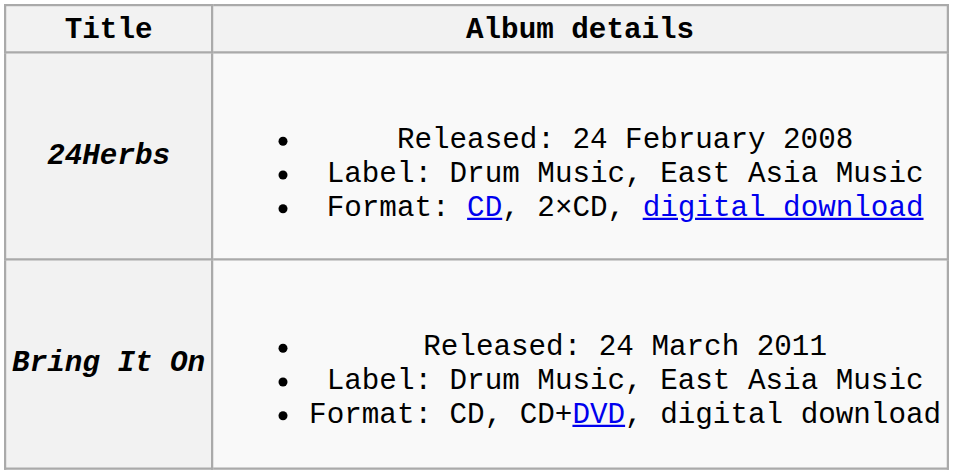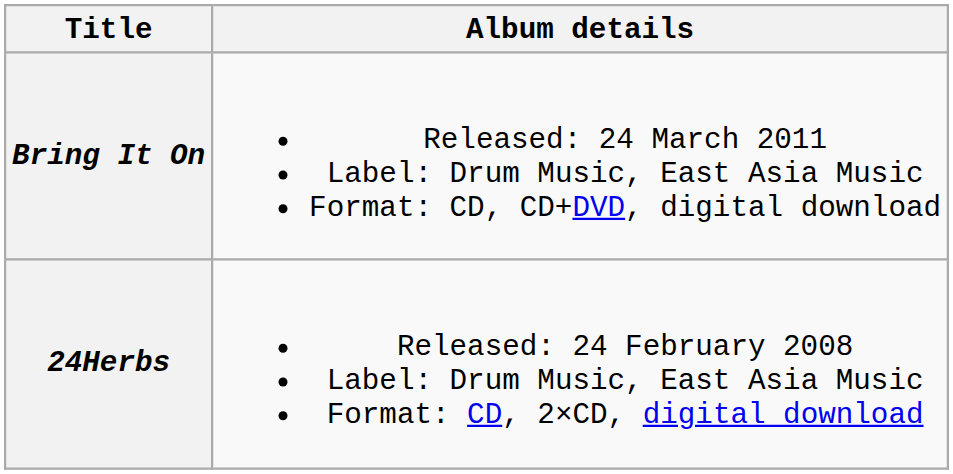rows swapped: (109, 157) <-> (109, 364)
